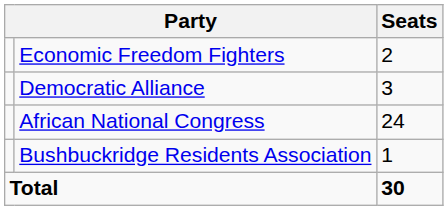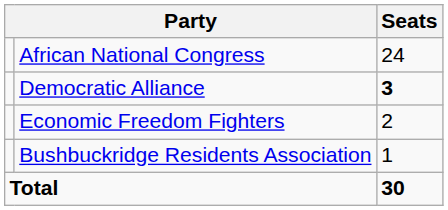rows swapped: (142, 121) <-> (152, 54)
(387, 88) normal -> (387, 88) bold
